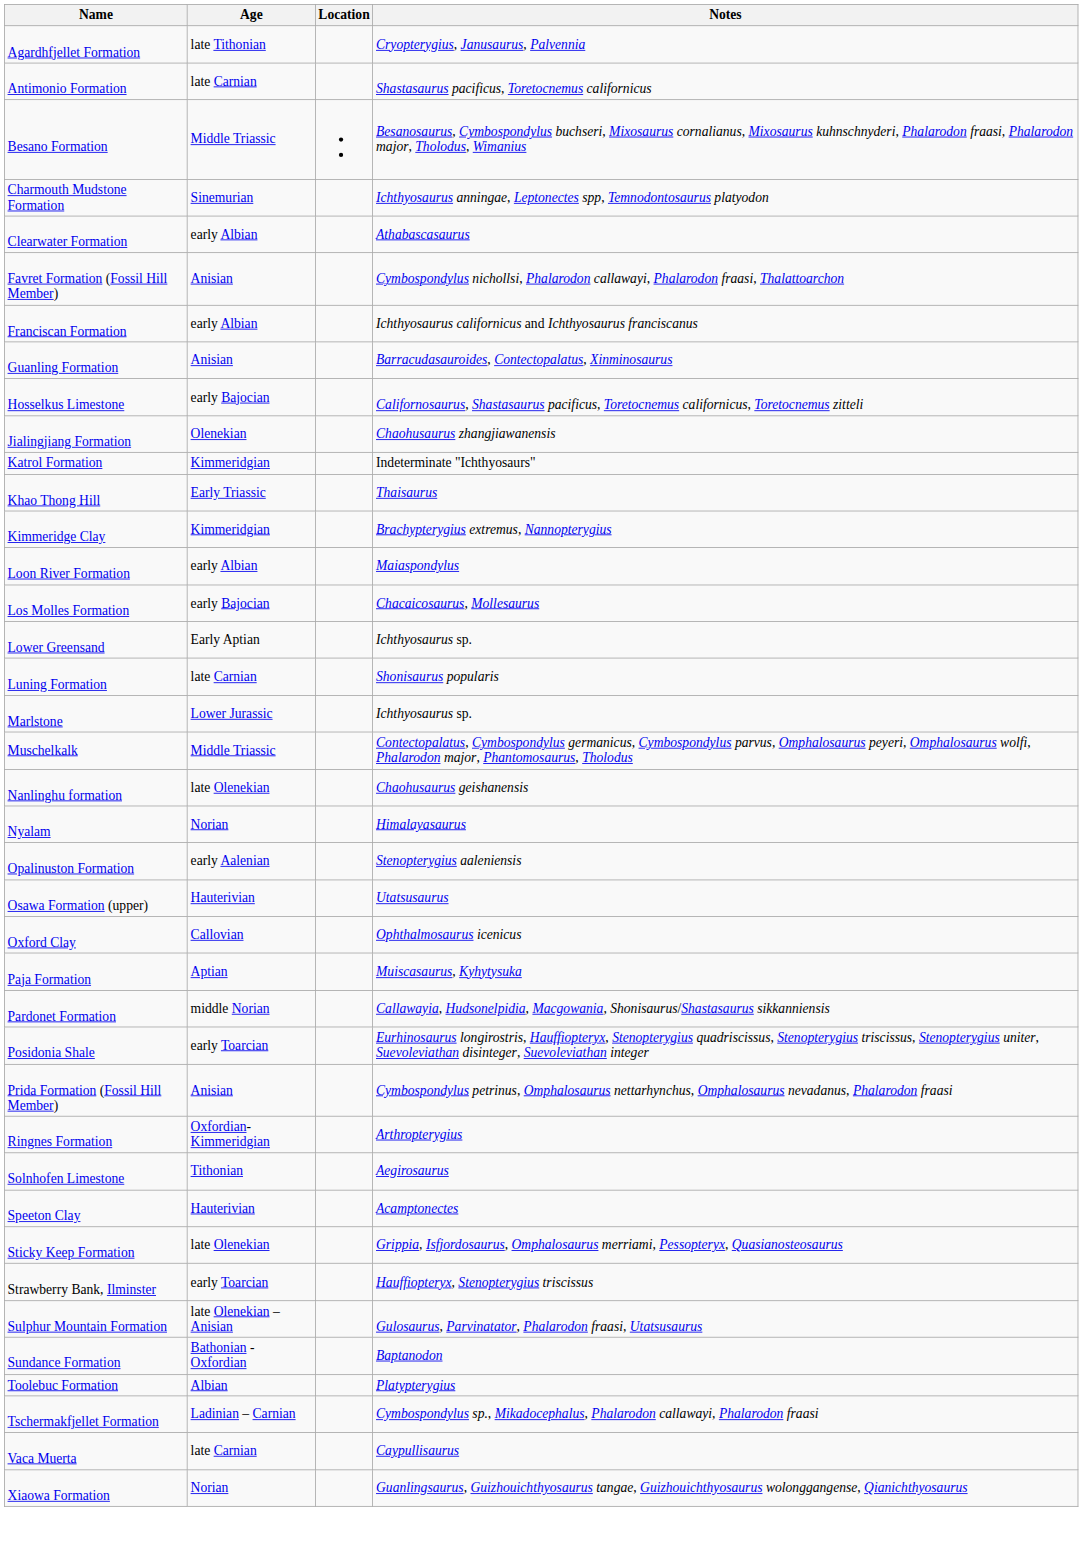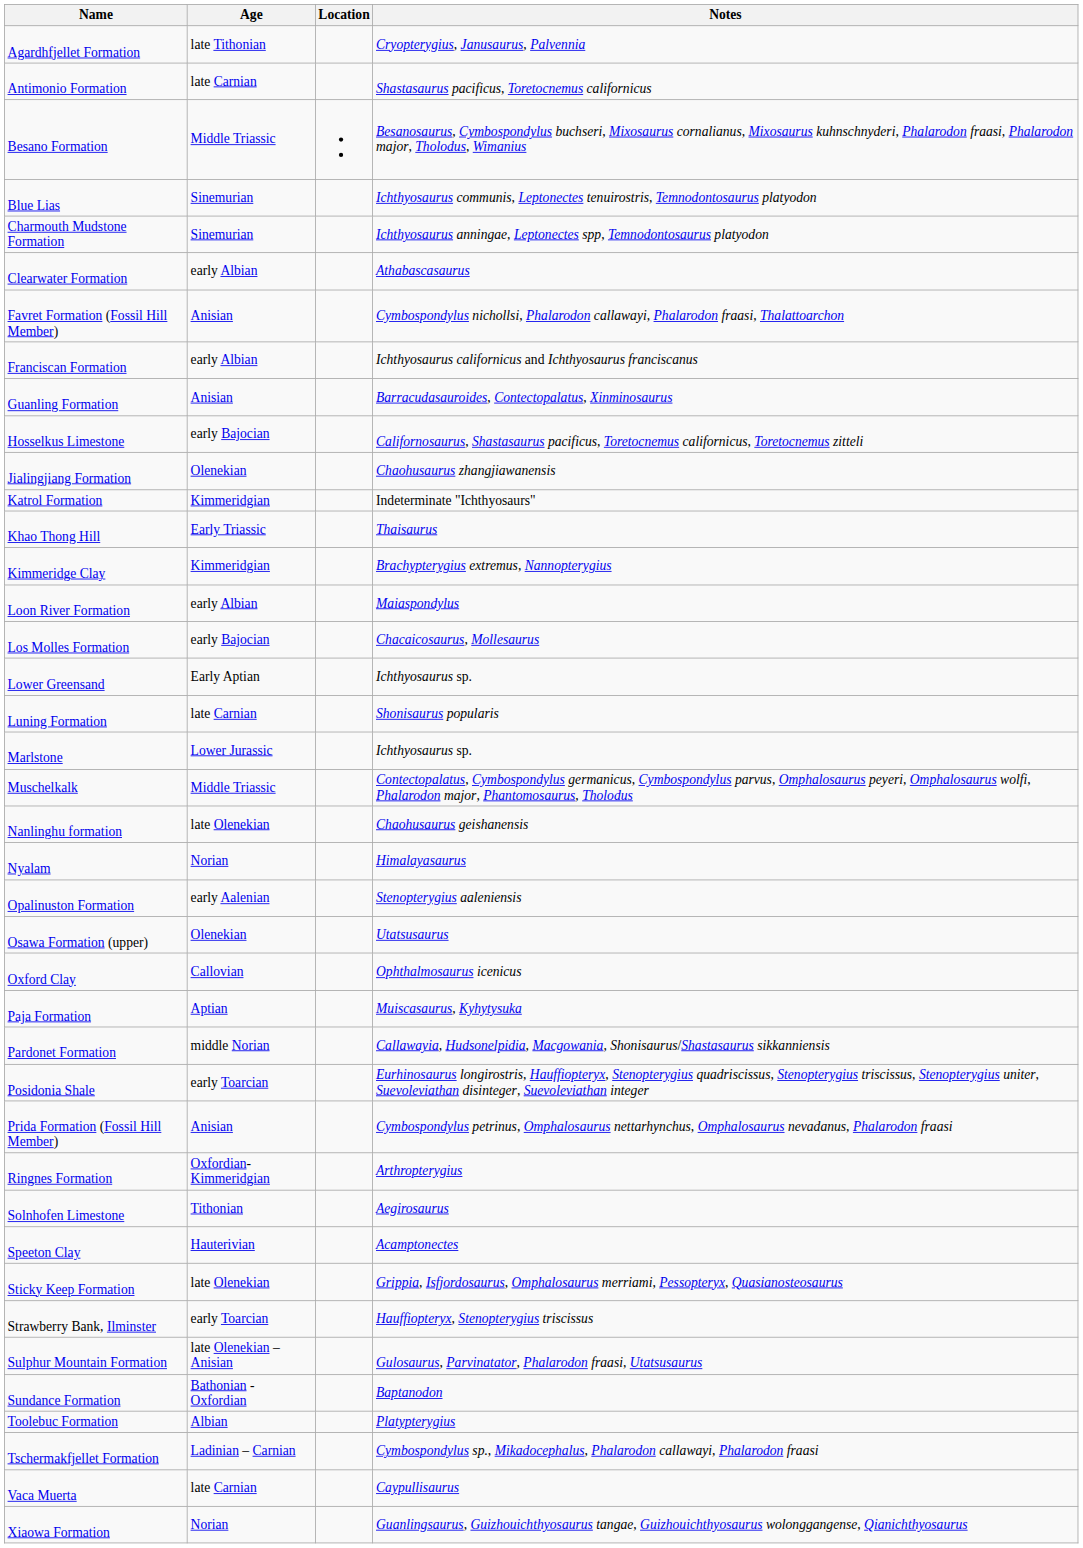+ row: (34, 205)
(223, 898) Hauterivian -> (219, 934) Olenekian
